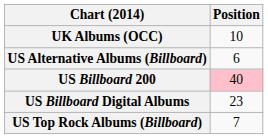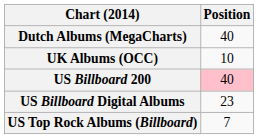+ row: (102, 36)
- row: (107, 58)
